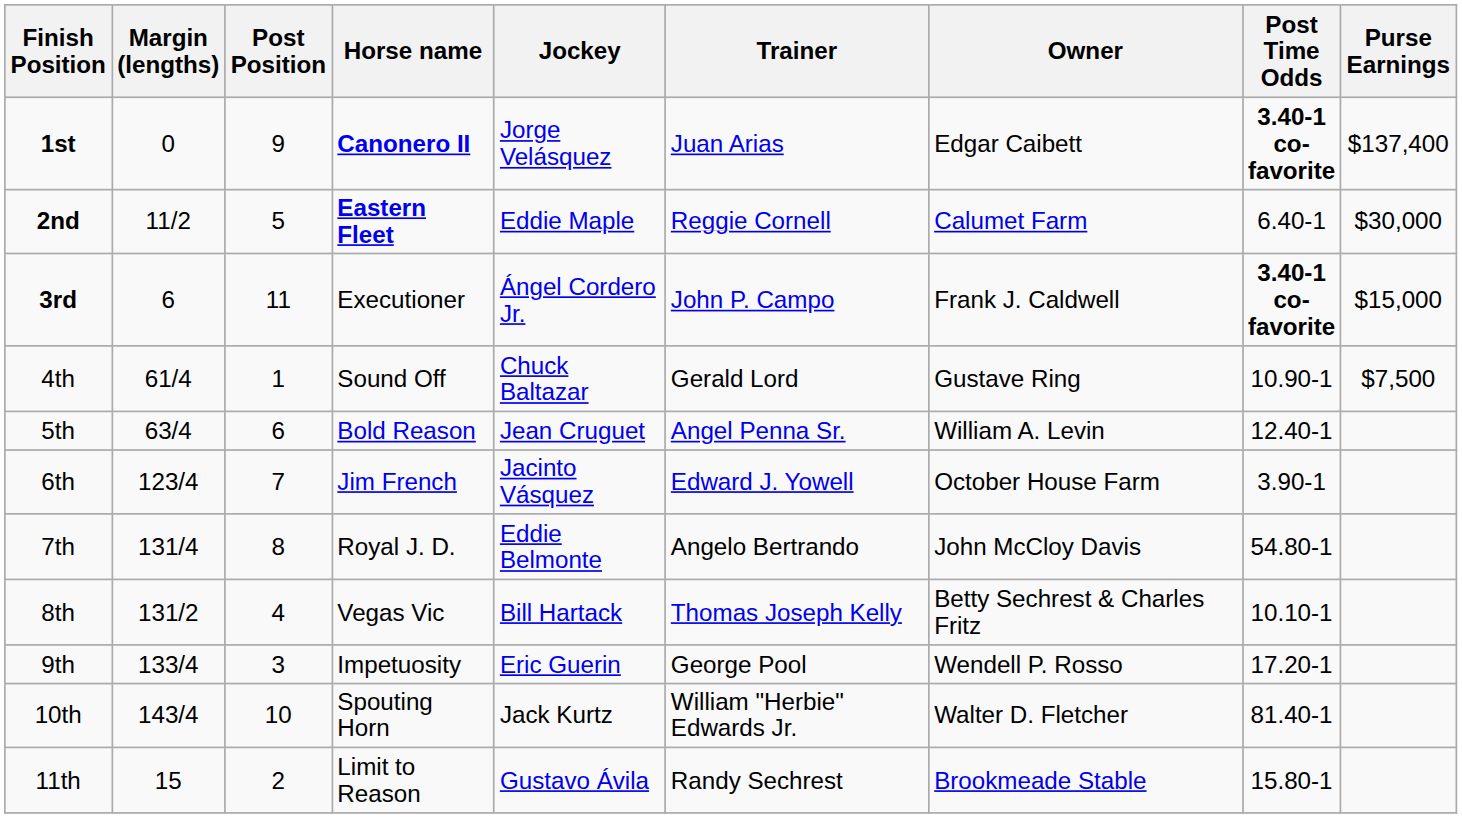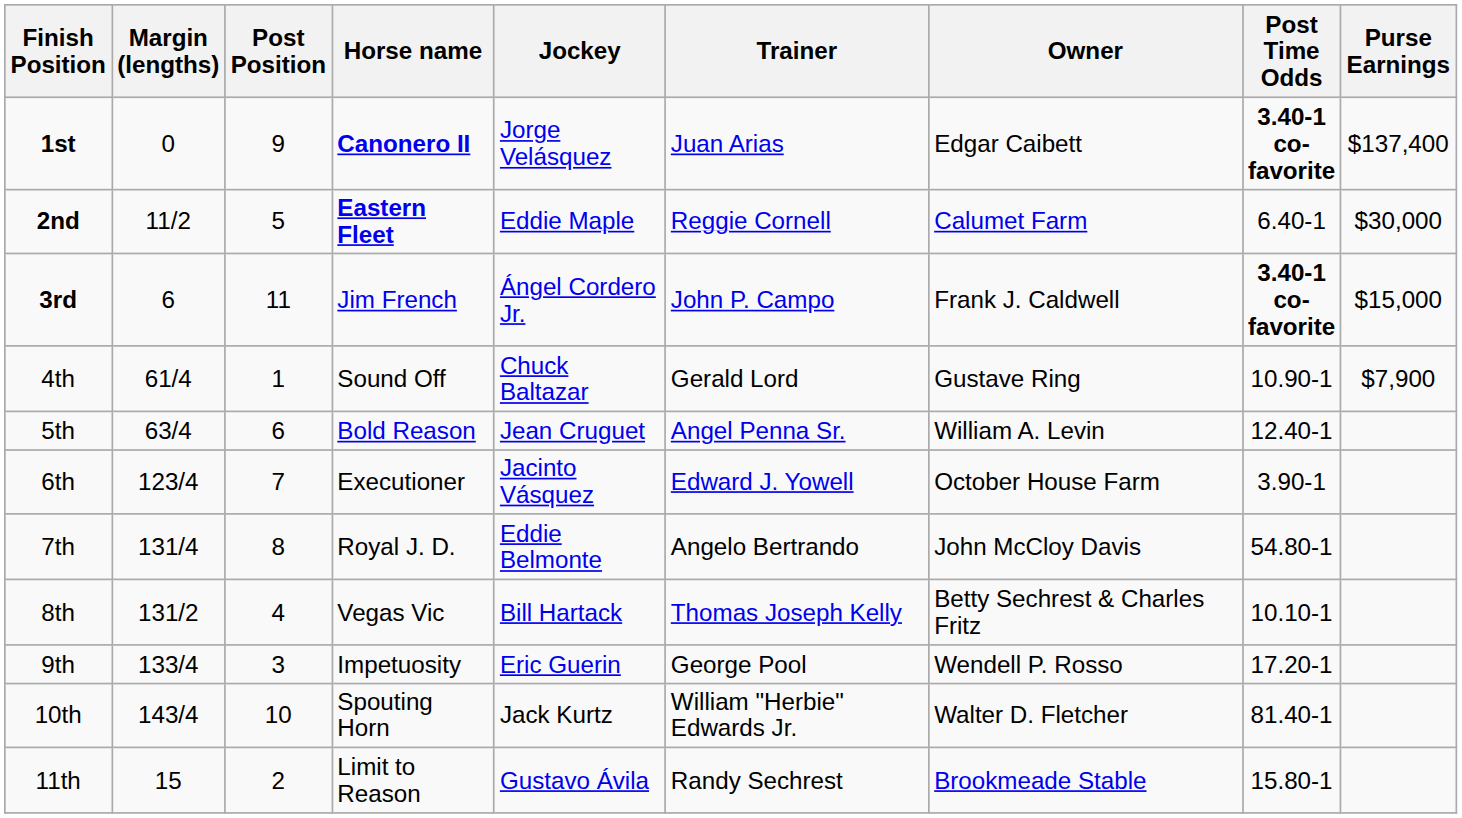(401, 300) Executioner -> (397, 300) Jim French
(1398, 379) $7,500 -> (1398, 379) $7,900
(397, 482) Jim French -> (401, 482) Executioner
